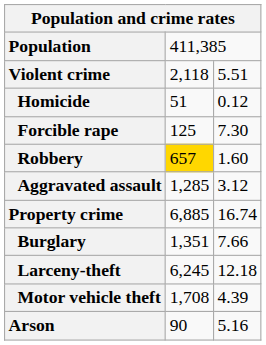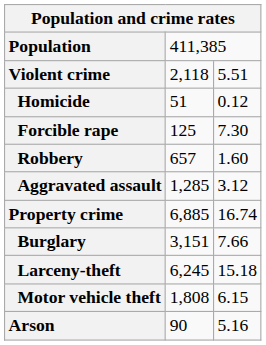(183, 158) gold background -> (183, 158) no background
(190, 241) 1,351 -> (190, 241) 3,151
(237, 269) 12.18 -> (237, 269) 15.18
(190, 297) 1,708 -> (190, 297) 1,808
(233, 297) 4.39 -> (233, 297) 6.15
